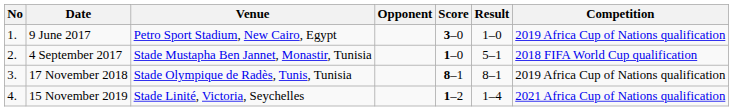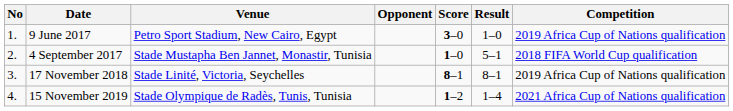(243, 75) Stade Olympique de Radès, Tunis, Tunisia -> (219, 75) Stade Linité, Victoria, Seychelles
(219, 95) Stade Linité, Victoria, Seychelles -> (243, 95) Stade Olympique de Radès, Tunis, Tunisia
